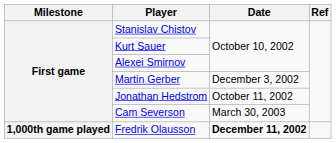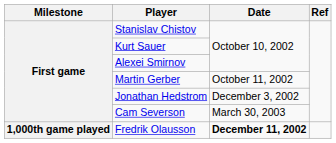(255, 79) December 3, 2002 -> (252, 79) October 11, 2002
(252, 96) October 11, 2002 -> (255, 96) December 3, 2002
